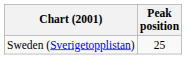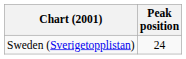(160, 44) 25 -> (160, 44) 24
